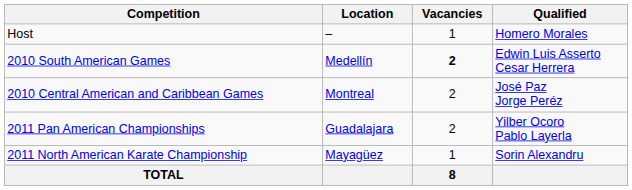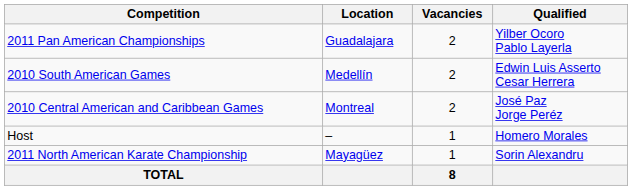rows swapped: (20, 34) <-> (106, 128)
(452, 61) bold -> (452, 75) normal
